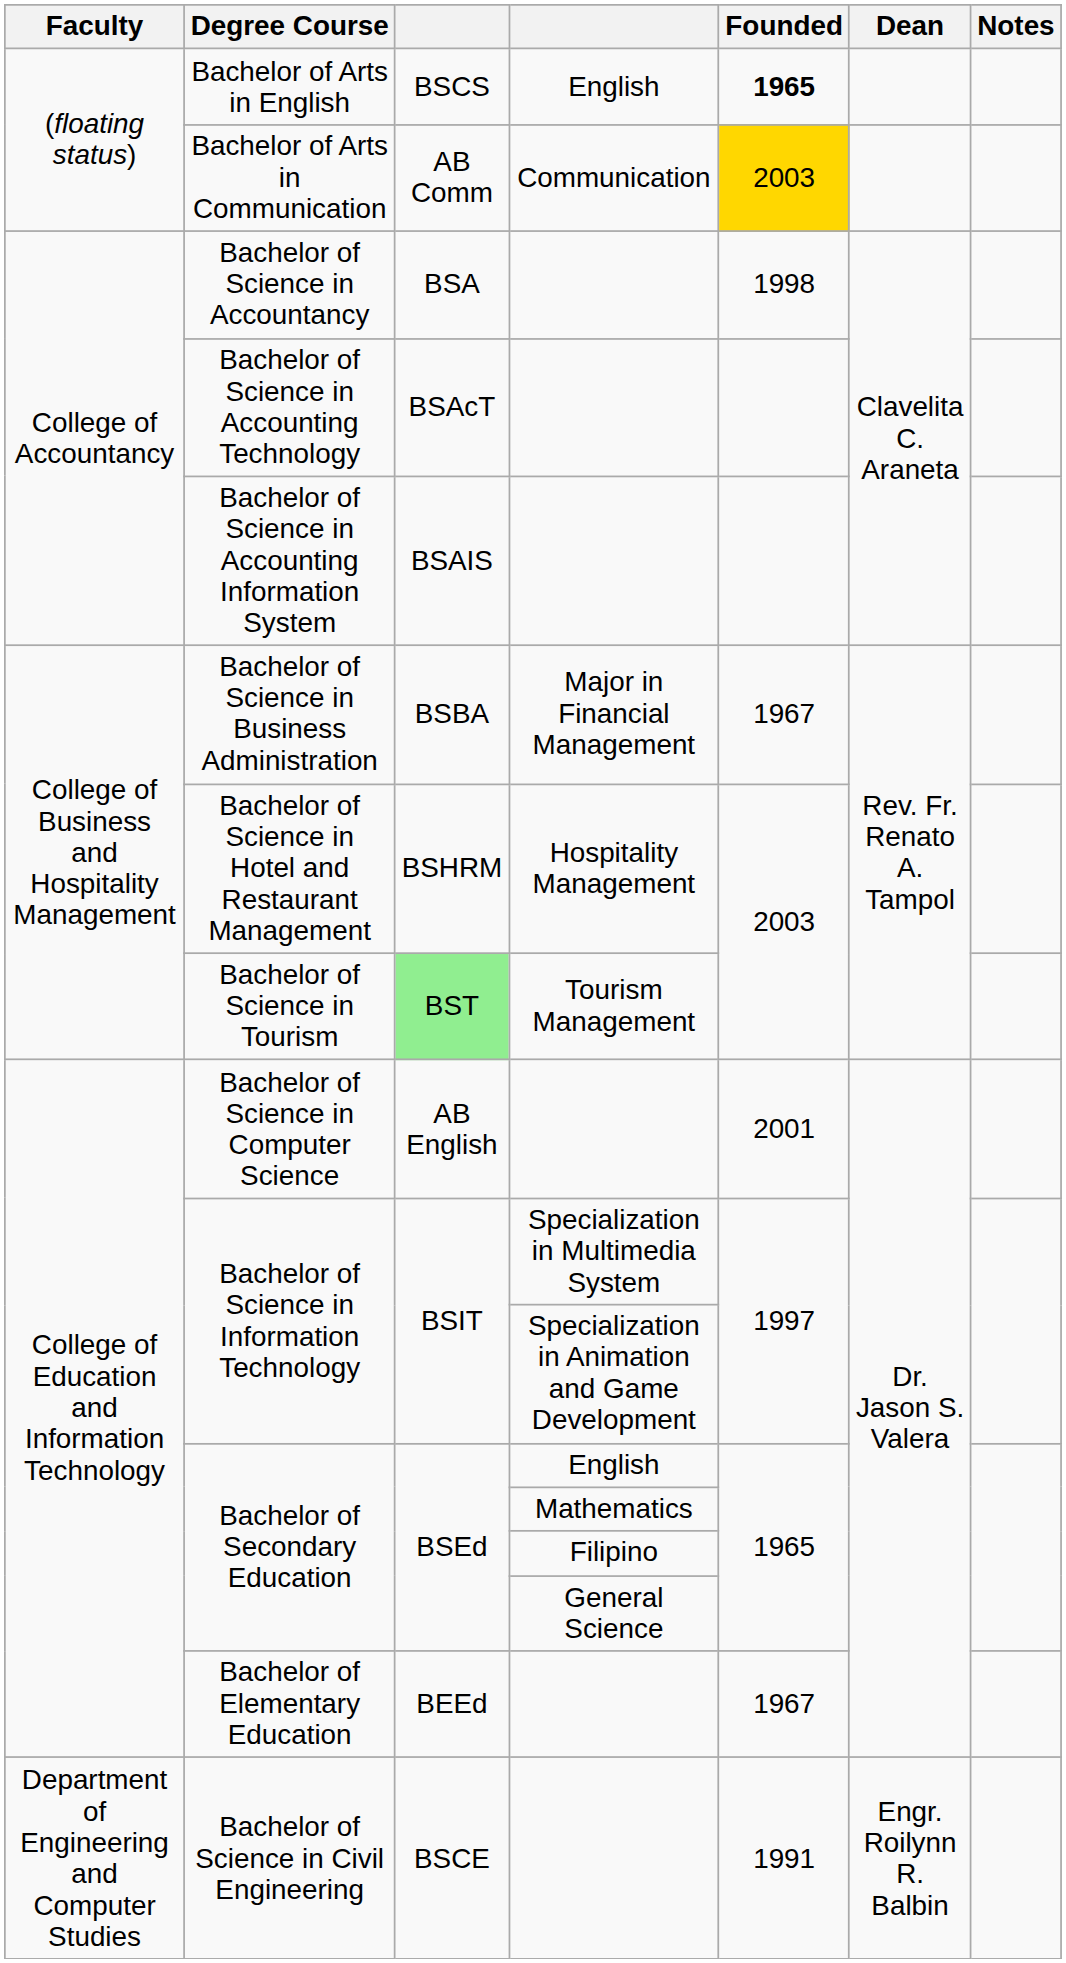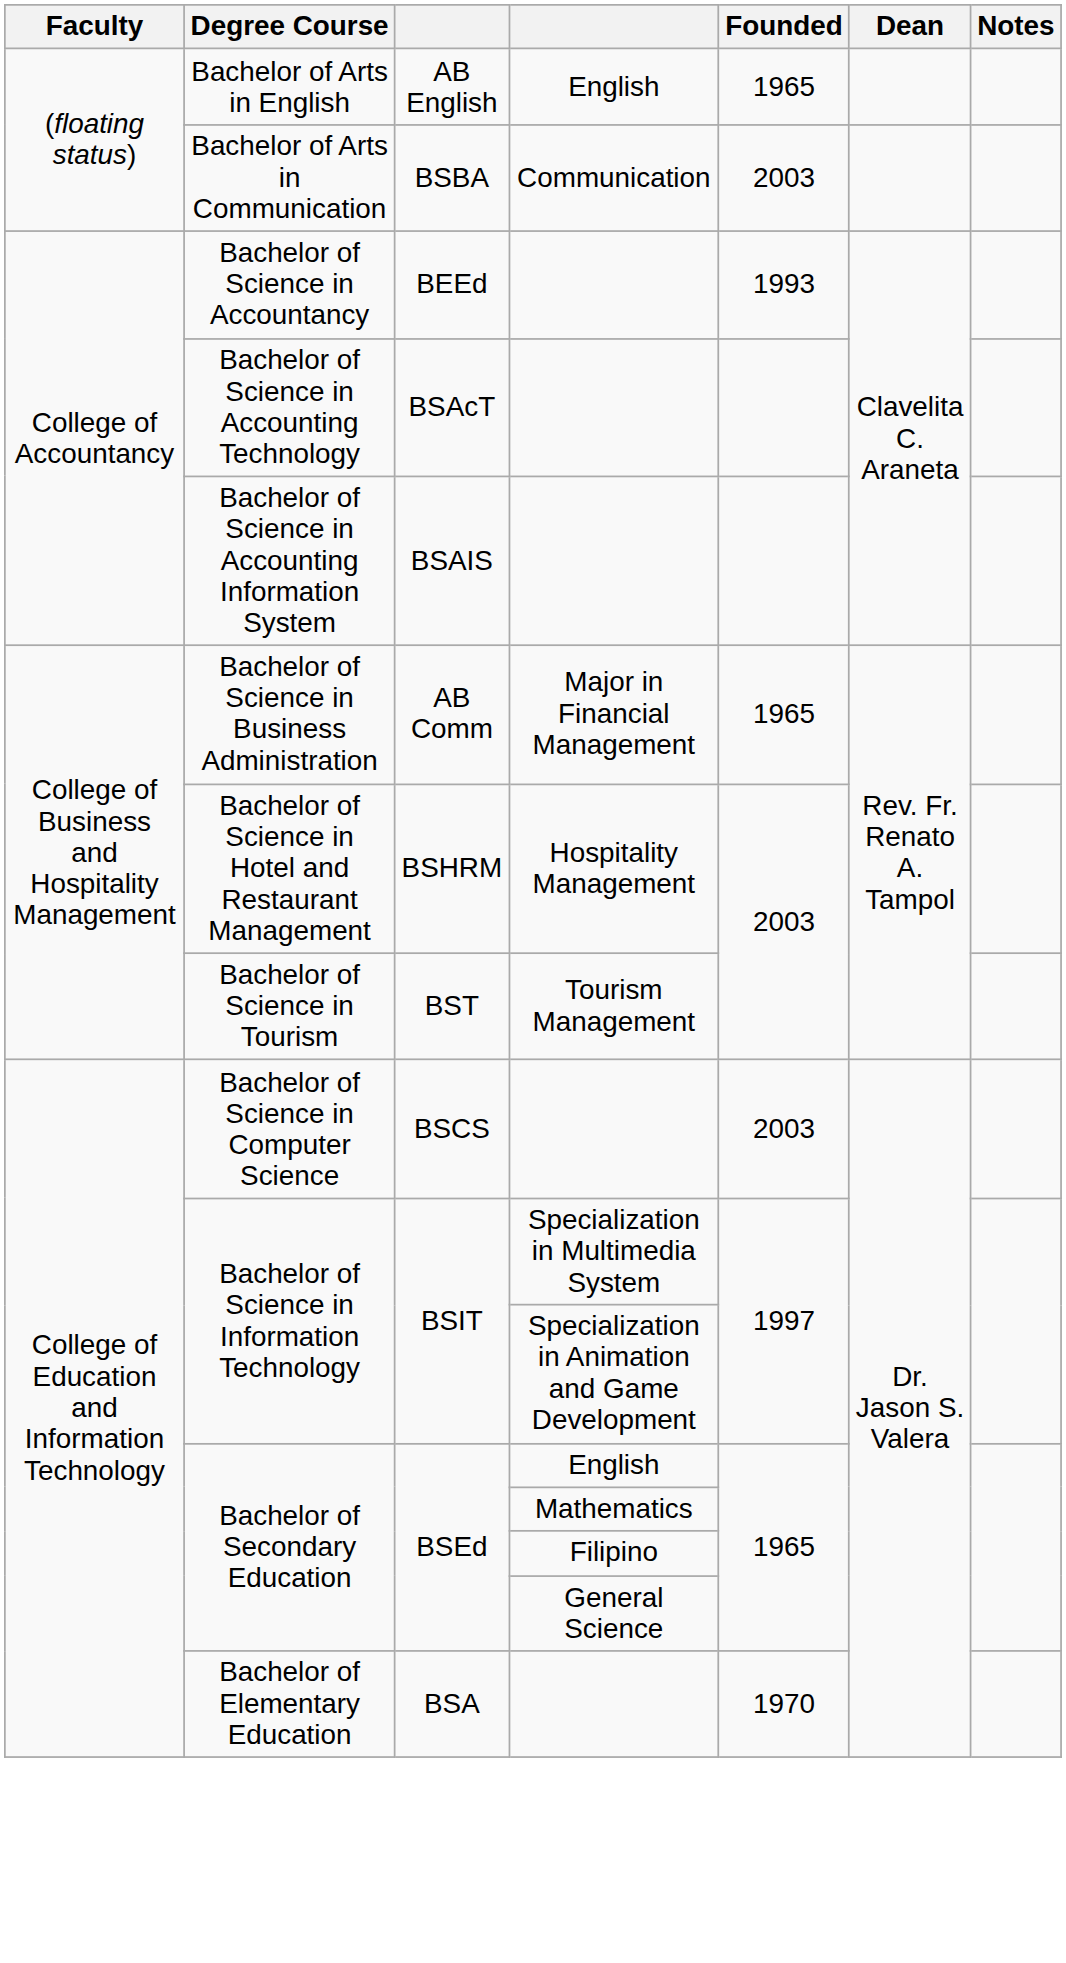(452, 86) BSCS -> (452, 86) AB English
(784, 86) bold -> (784, 86) normal
(452, 177) AB Comm -> (452, 177) BSBA
(784, 177) gold background -> (784, 177) no background
(452, 284) BSA -> (452, 284) BEEd
(784, 284) 1998 -> (784, 284) 1993
(452, 714) BSBA -> (452, 714) AB Comm
(784, 714) 1967 -> (784, 714) 1965
(452, 1006) lightgreen background -> (452, 1006) no background
(452, 1128) AB English -> (452, 1128) BSCS
(784, 1128) 2001 -> (784, 1128) 2003
(452, 1703) BEEd -> (452, 1703) BSA
(784, 1703) 1967 -> (784, 1703) 1970
- row: (290, 1857)
